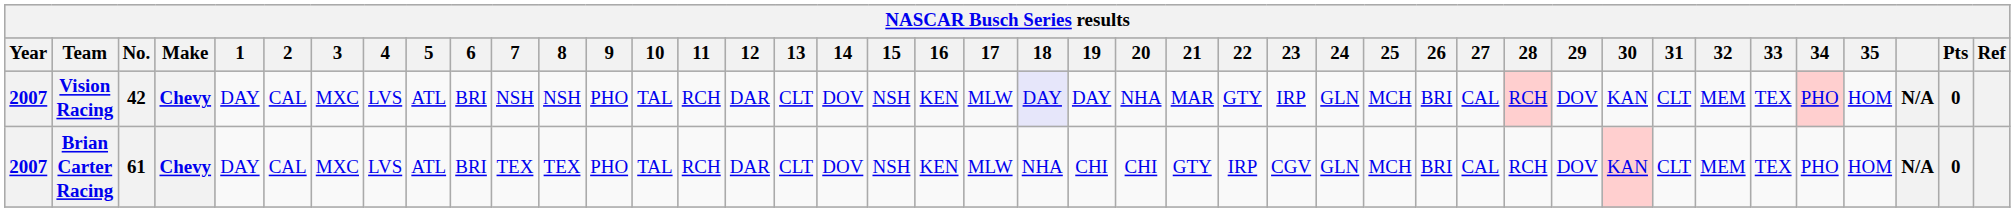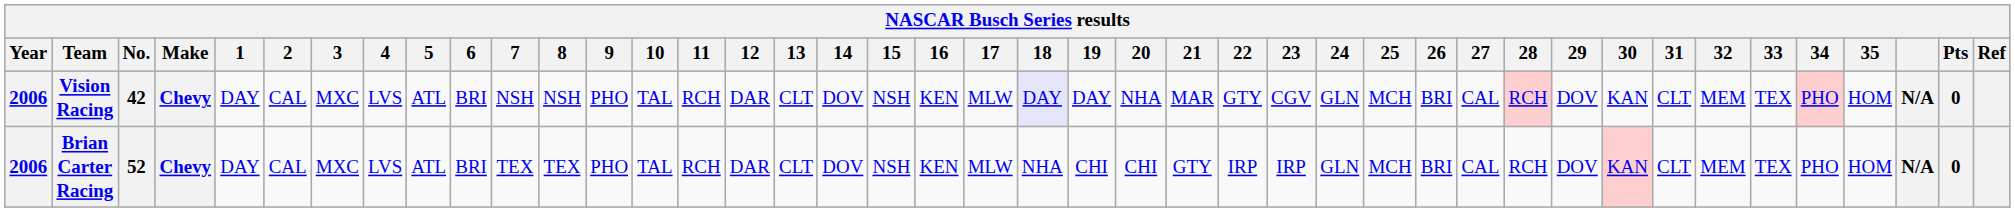(28, 98) 2007 -> (28, 98) 2006
(1291, 98) IRP -> (1291, 98) CGV
(28, 166) 2007 -> (28, 166) 2006
(136, 166) 61 -> (136, 166) 52
(1291, 166) CGV -> (1291, 166) IRP
